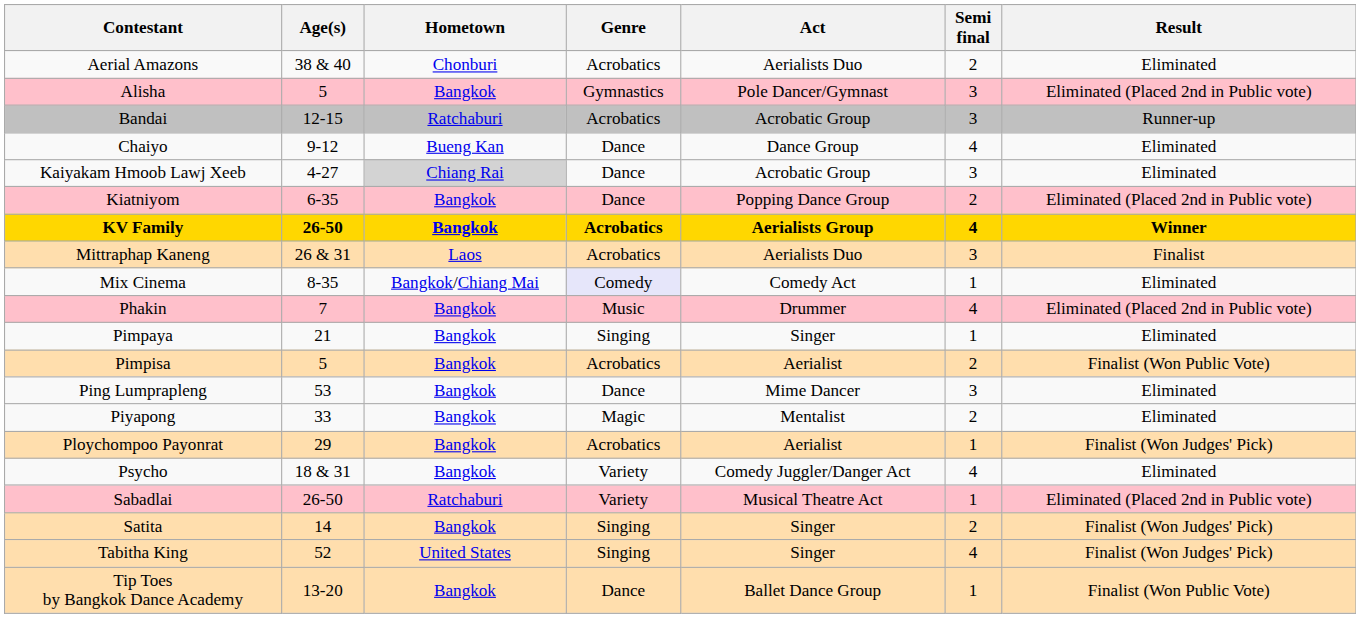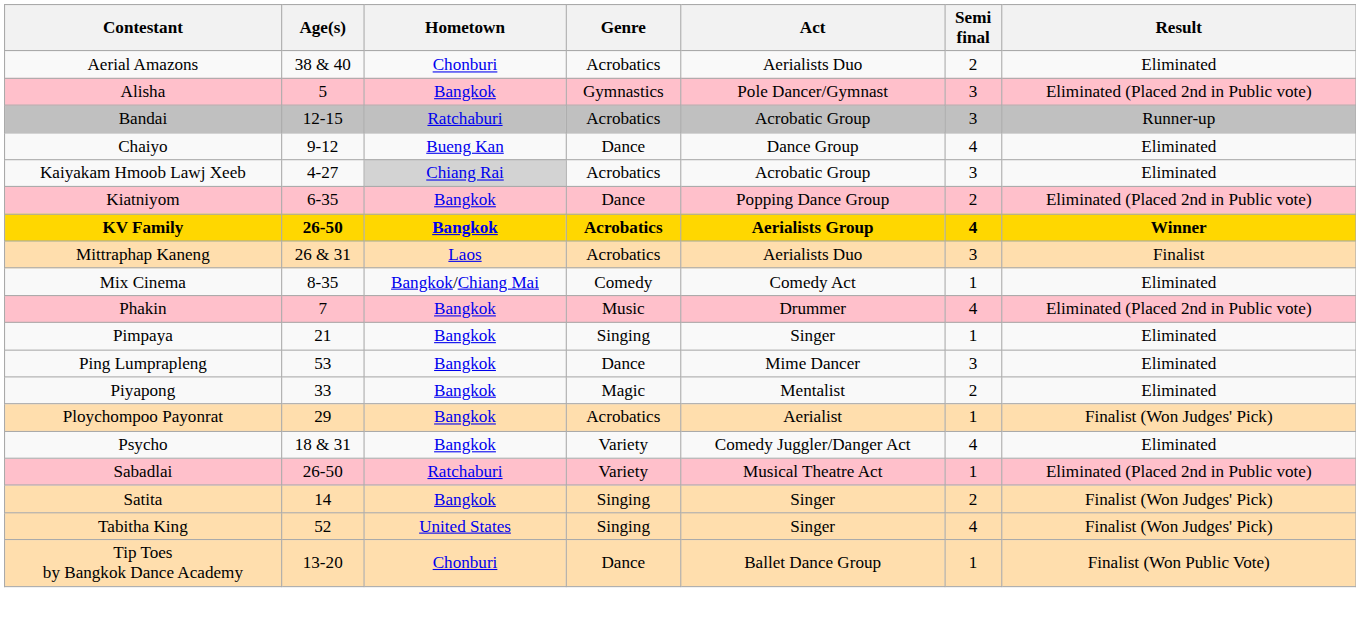(623, 173) Dance -> (623, 173) Acrobatics
(623, 281) lavender background -> (623, 281) no background
- row: (143, 363)
(465, 589) Bangkok -> (465, 562) Chonburi
